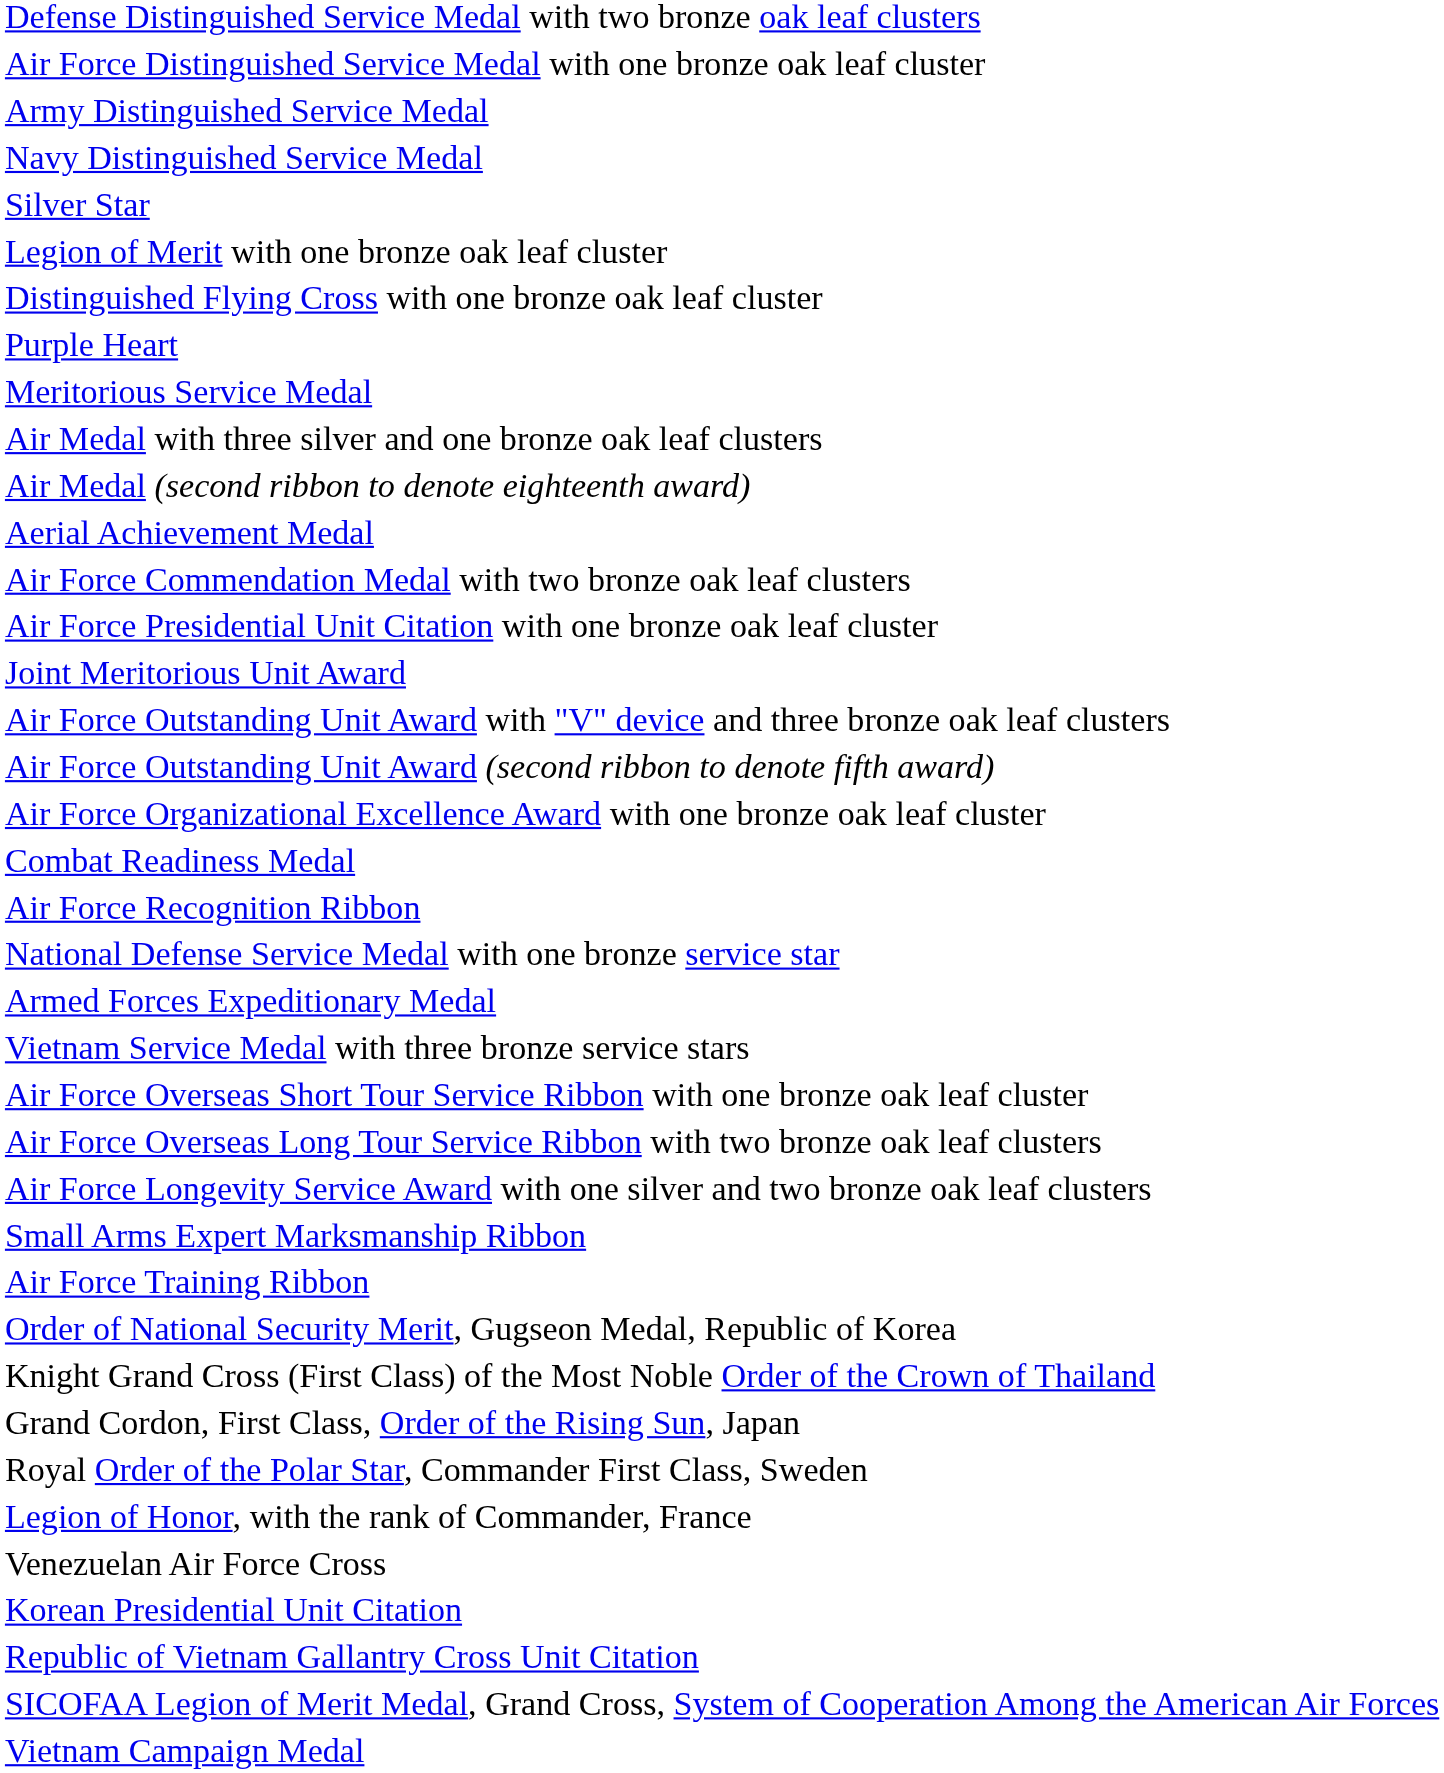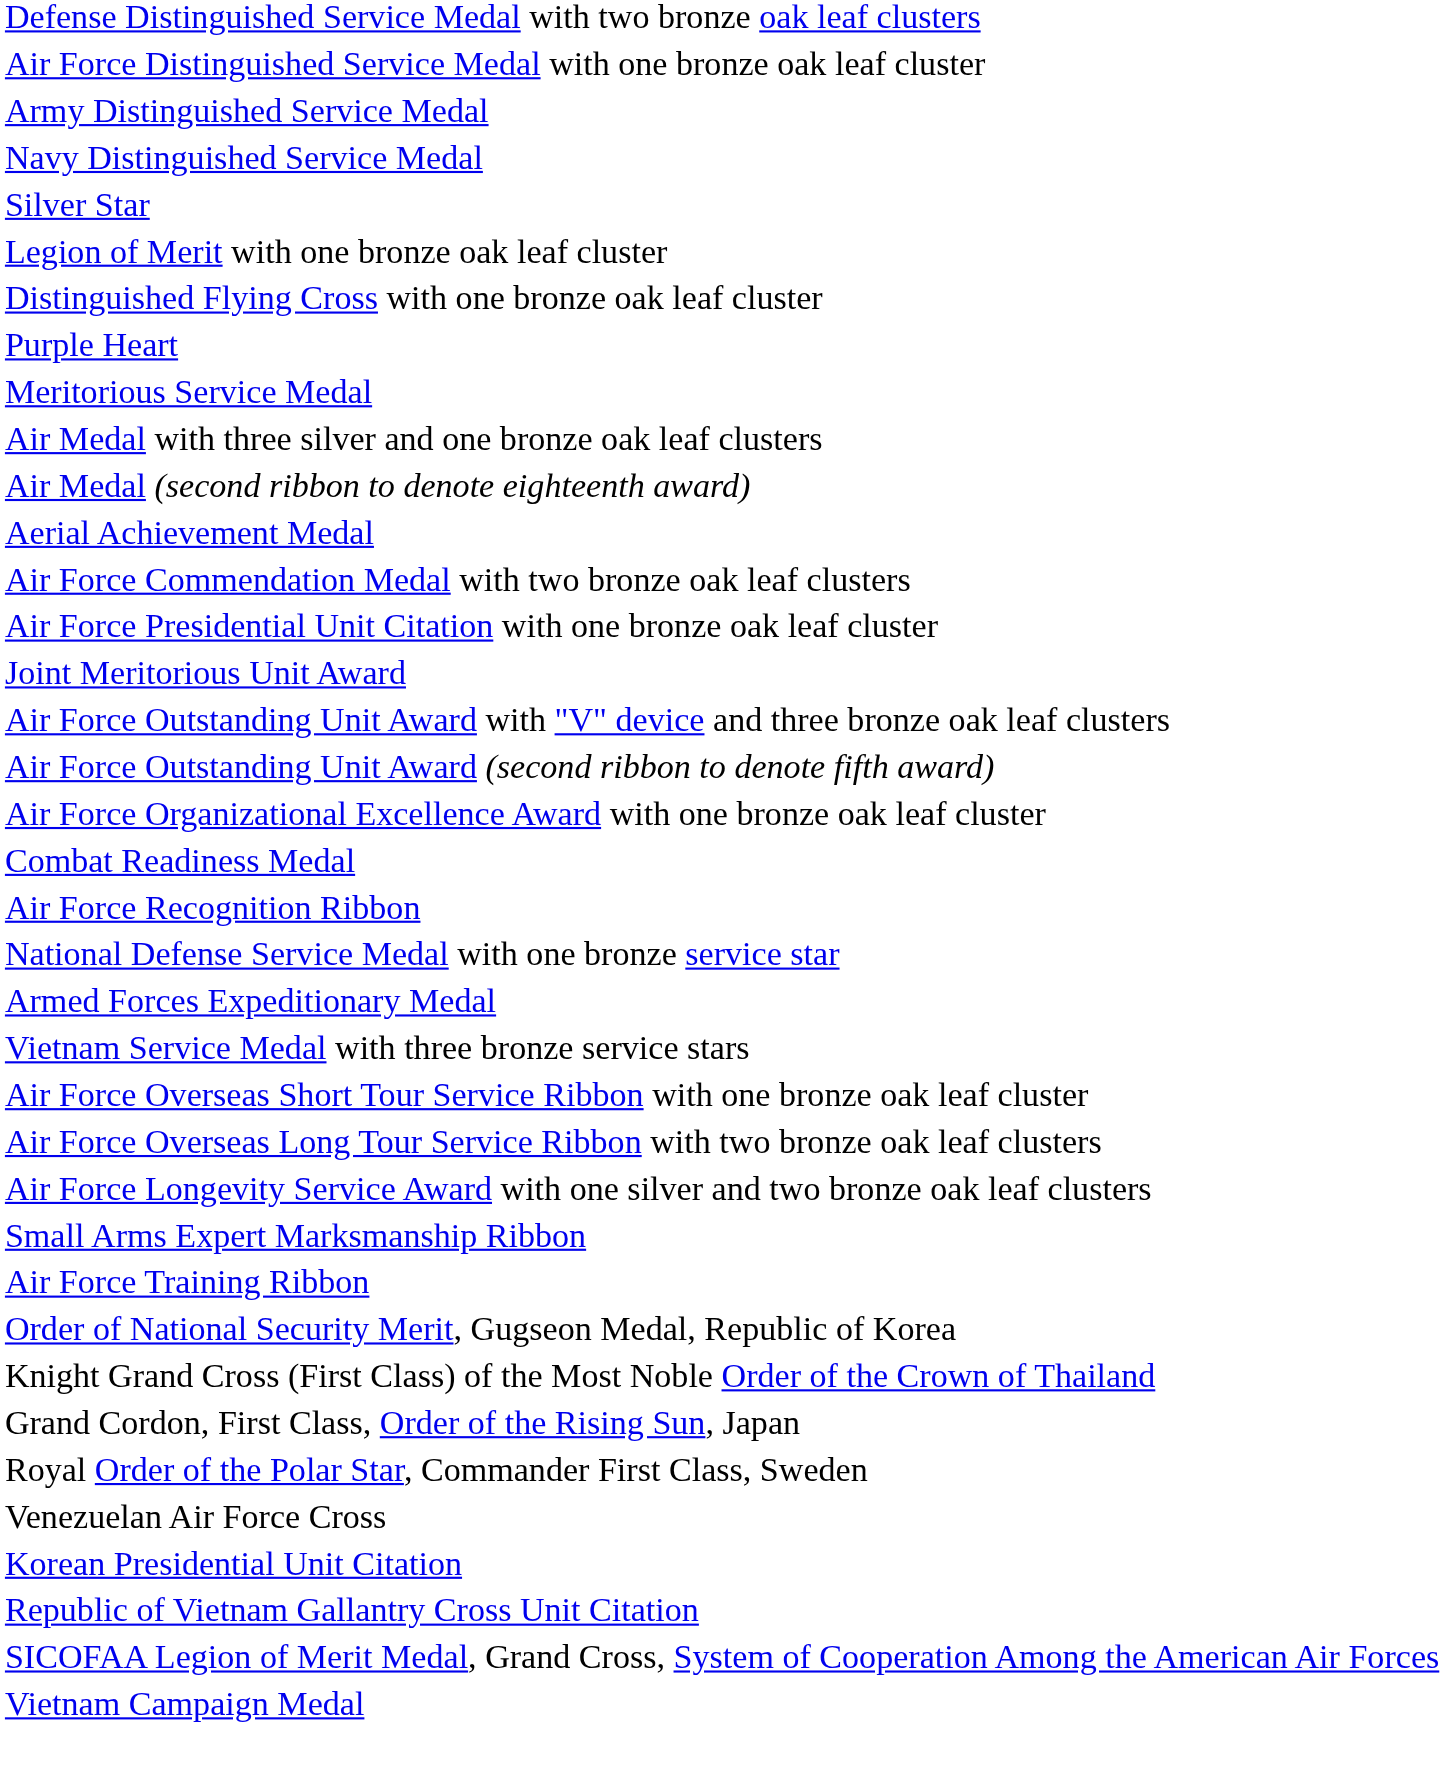- row: (378, 1516)
